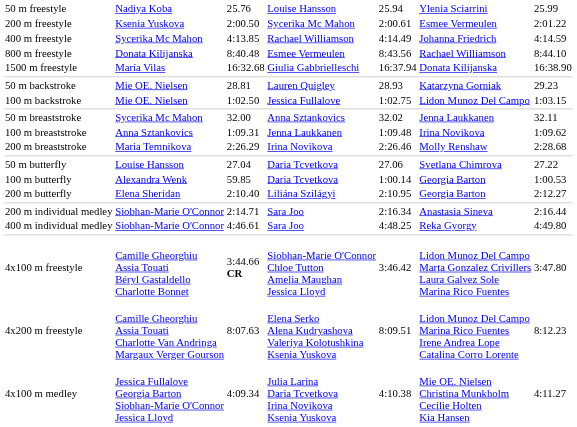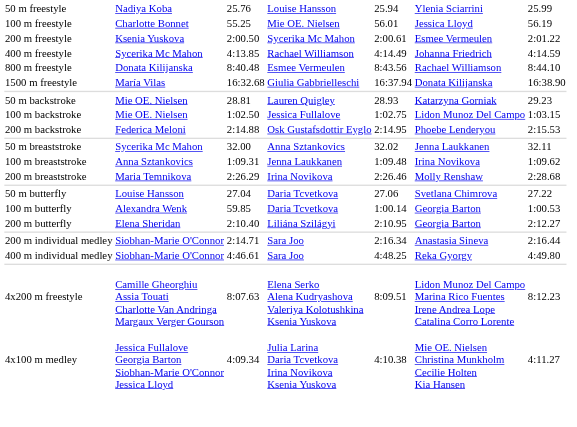+ row: (38, 23)
+ row: (43, 129)
- row: (44, 267)
